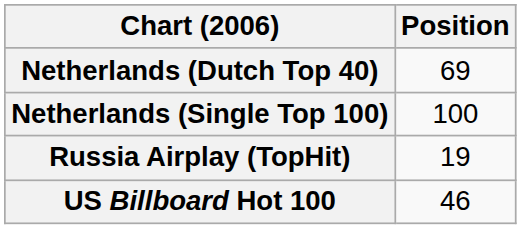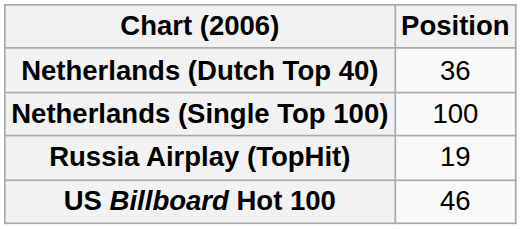(455, 69) 69 -> (455, 69) 36
